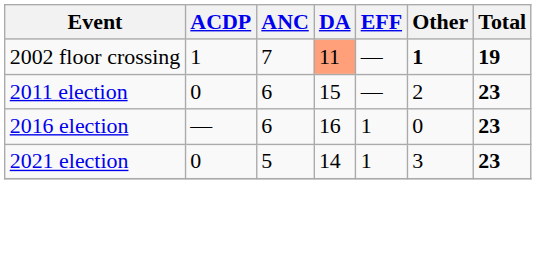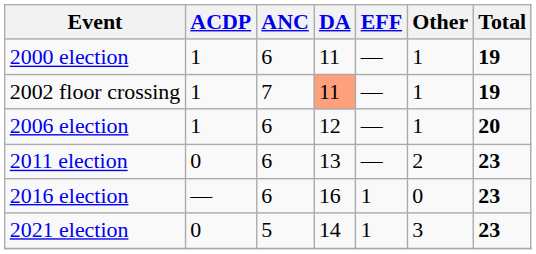+ row: (69, 56)
(418, 56) bold -> (418, 91) normal
+ row: (69, 126)
(330, 91) 15 -> (330, 160) 13
